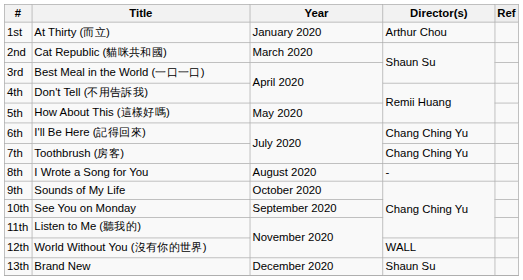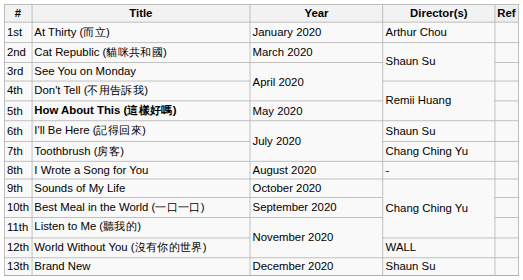(119, 72) Best Meal in the World (一口一口) -> (85, 71) See You on Monday
(102, 112) normal -> (105, 110) bold
(427, 133) Chang Ching Yu -> (411, 131) Shaun Su
(85, 208) See You on Monday -> (119, 207) Best Meal in the World (一口一口)
